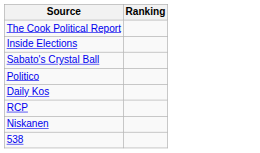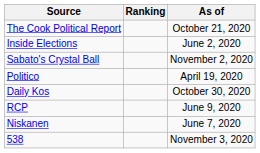+ column: (211, 12)
